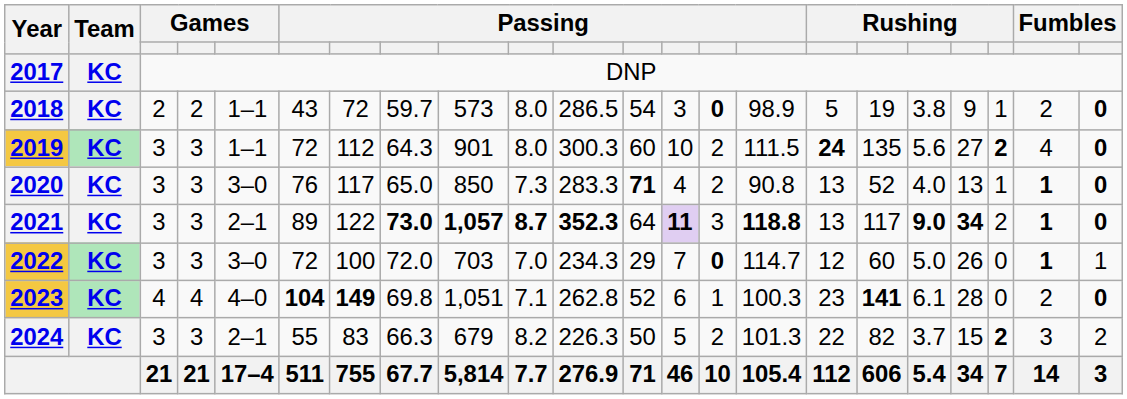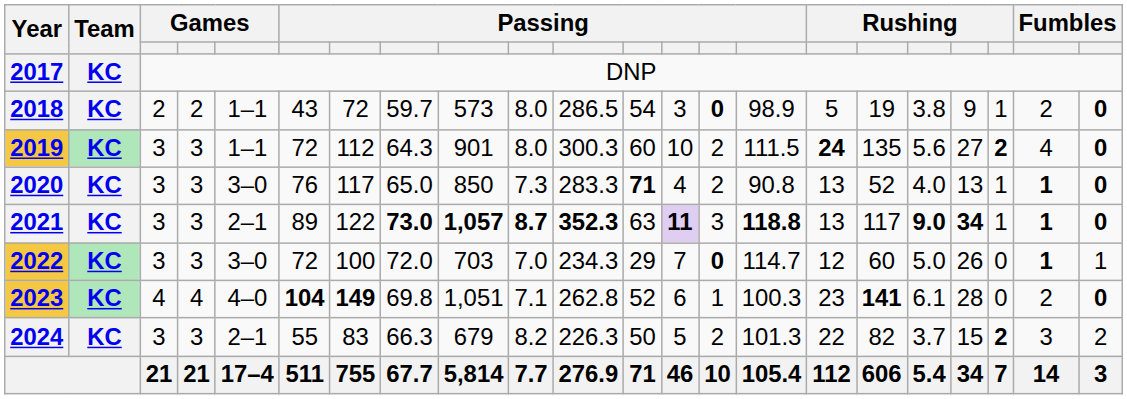(642, 223) 64 -> (642, 223) 63
(1001, 223) 2 -> (1001, 223) 1
